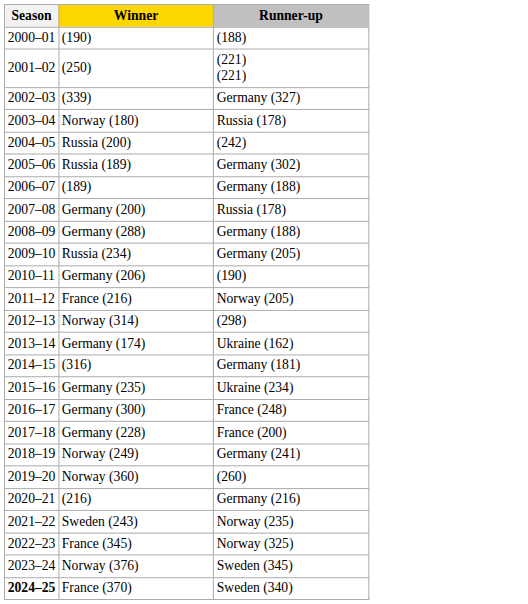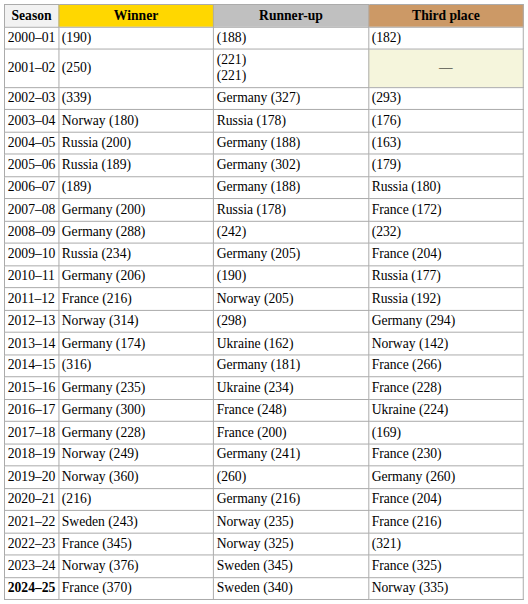+ column: (446, 15)
(231, 142) (242) -> (258, 142) Germany (188)
(258, 231) Germany (188) -> (231, 231) (242)
